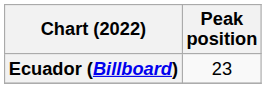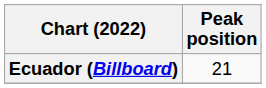(222, 68) 23 -> (222, 68) 21
